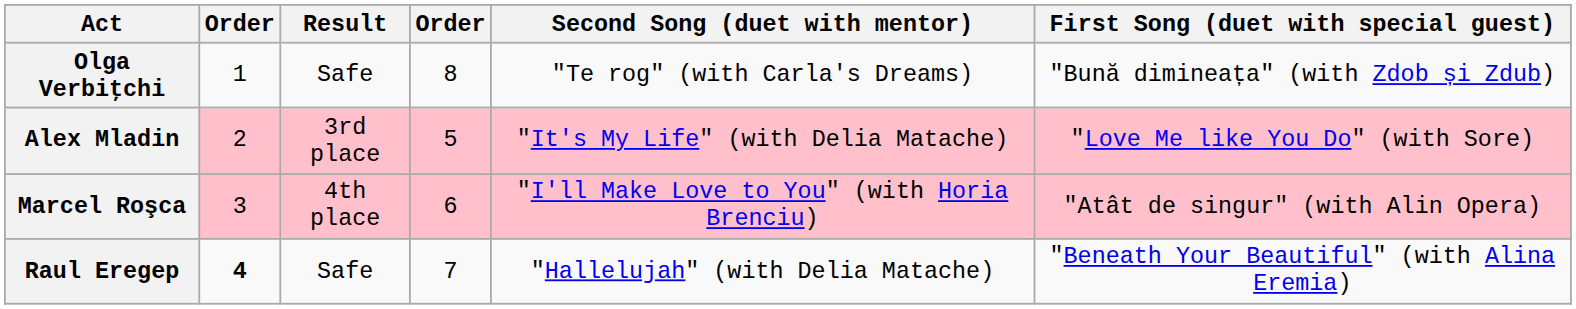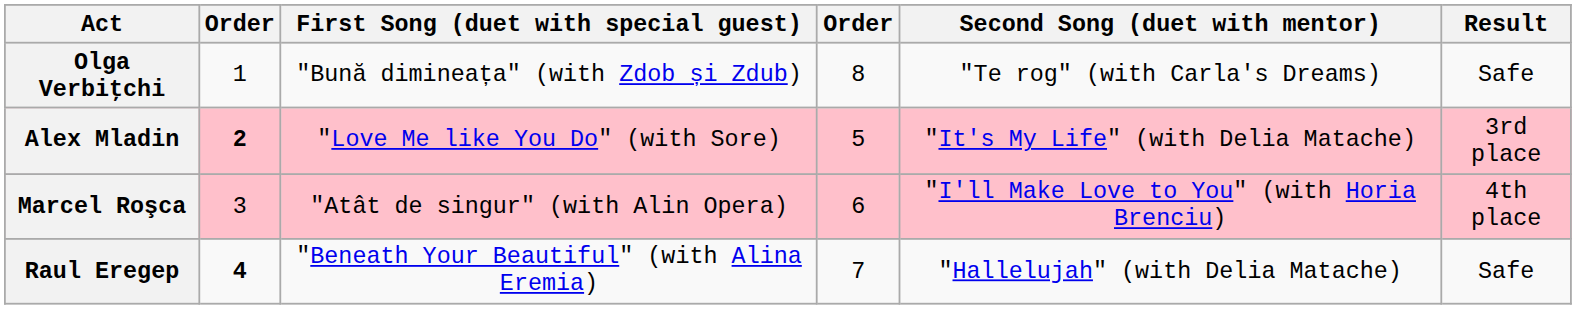columns swapped: (1302, 24) <-> (345, 24)
(240, 141) normal -> (240, 141) bold
